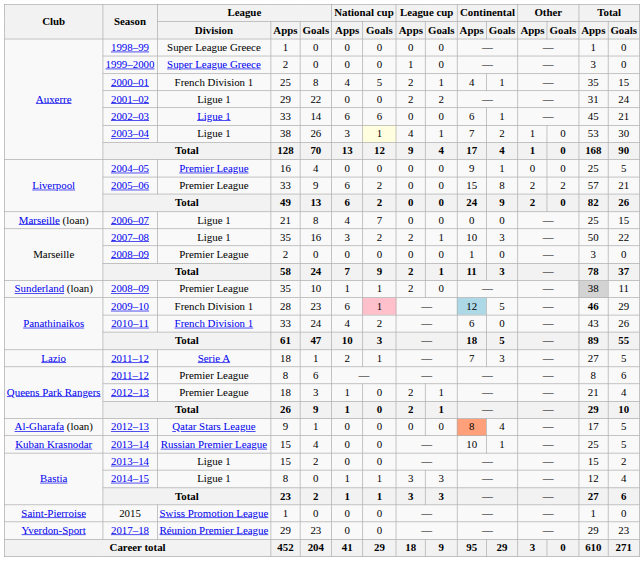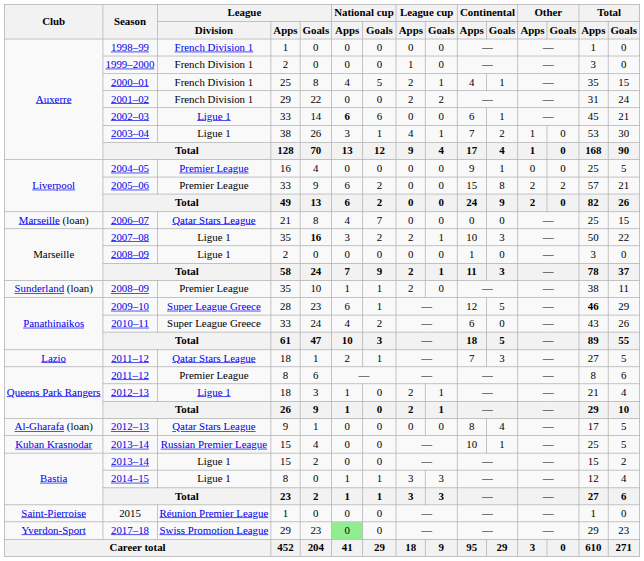(214, 47) Super League Greece -> (214, 47) French Division 1
(214, 64) Super League Greece -> (214, 64) French Division 1
(214, 99) Ligue 1 -> (214, 99) French Division 1
(347, 116) normal -> (347, 116) bold
(379, 133) lightyellow background -> (379, 133) no background
(214, 220) Ligue 1 -> (214, 220) Qatar Stars League
(316, 237) normal -> (316, 237) bold
(214, 254) Premier League -> (214, 254) Ligue 1
(593, 289) lightgrey background -> (593, 289) no background
(214, 306) French Division 1 -> (214, 306) Super League Greece
(379, 306) pink background -> (379, 306) no background
(472, 306) lightblue background -> (472, 306) no background
(214, 323) French Division 1 -> (214, 323) Super League Greece
(214, 358) Serie A -> (214, 358) Qatar Stars League
(214, 392) Premier League -> (214, 392) Ligue 1
(472, 427) lightsalmon background -> (472, 427) no background
(214, 513) Swiss Promotion League -> (214, 513) Réunion Premier League
(214, 530) Réunion Premier League -> (214, 530) Swiss Promotion League
(347, 530) no background -> (347, 530) lightgreen background
